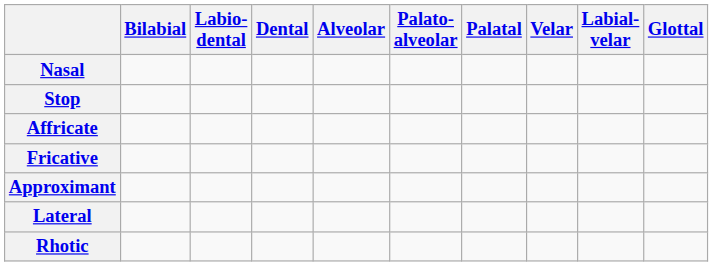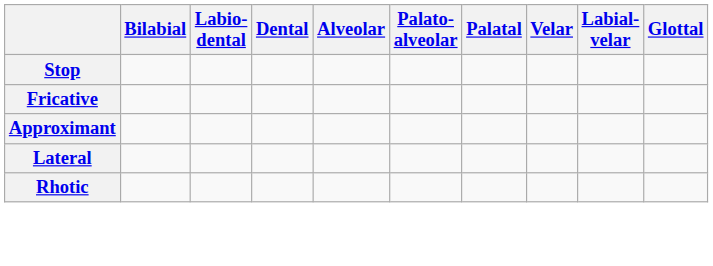- row: (62, 69)
- row: (62, 128)
